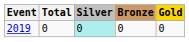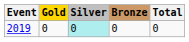columns swapped: (170, 13) <-> (57, 13)
